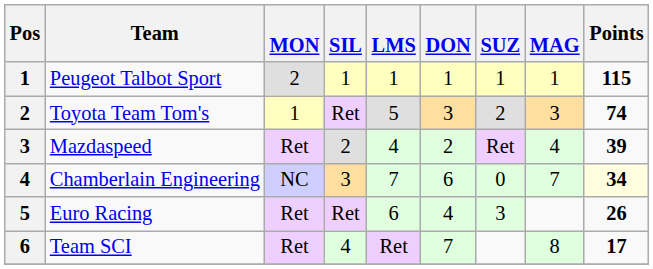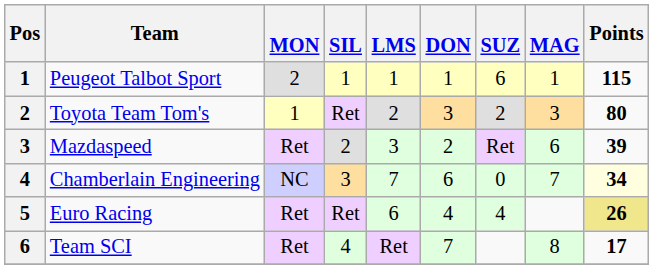(500, 78) 1 -> (500, 78) 6
(394, 112) 5 -> (394, 112) 2
(616, 112) 74 -> (616, 112) 80
(394, 145) 4 -> (394, 145) 3
(555, 145) 4 -> (555, 145) 6
(500, 213) 3 -> (500, 213) 4
(616, 213) no background -> (616, 213) khaki background
